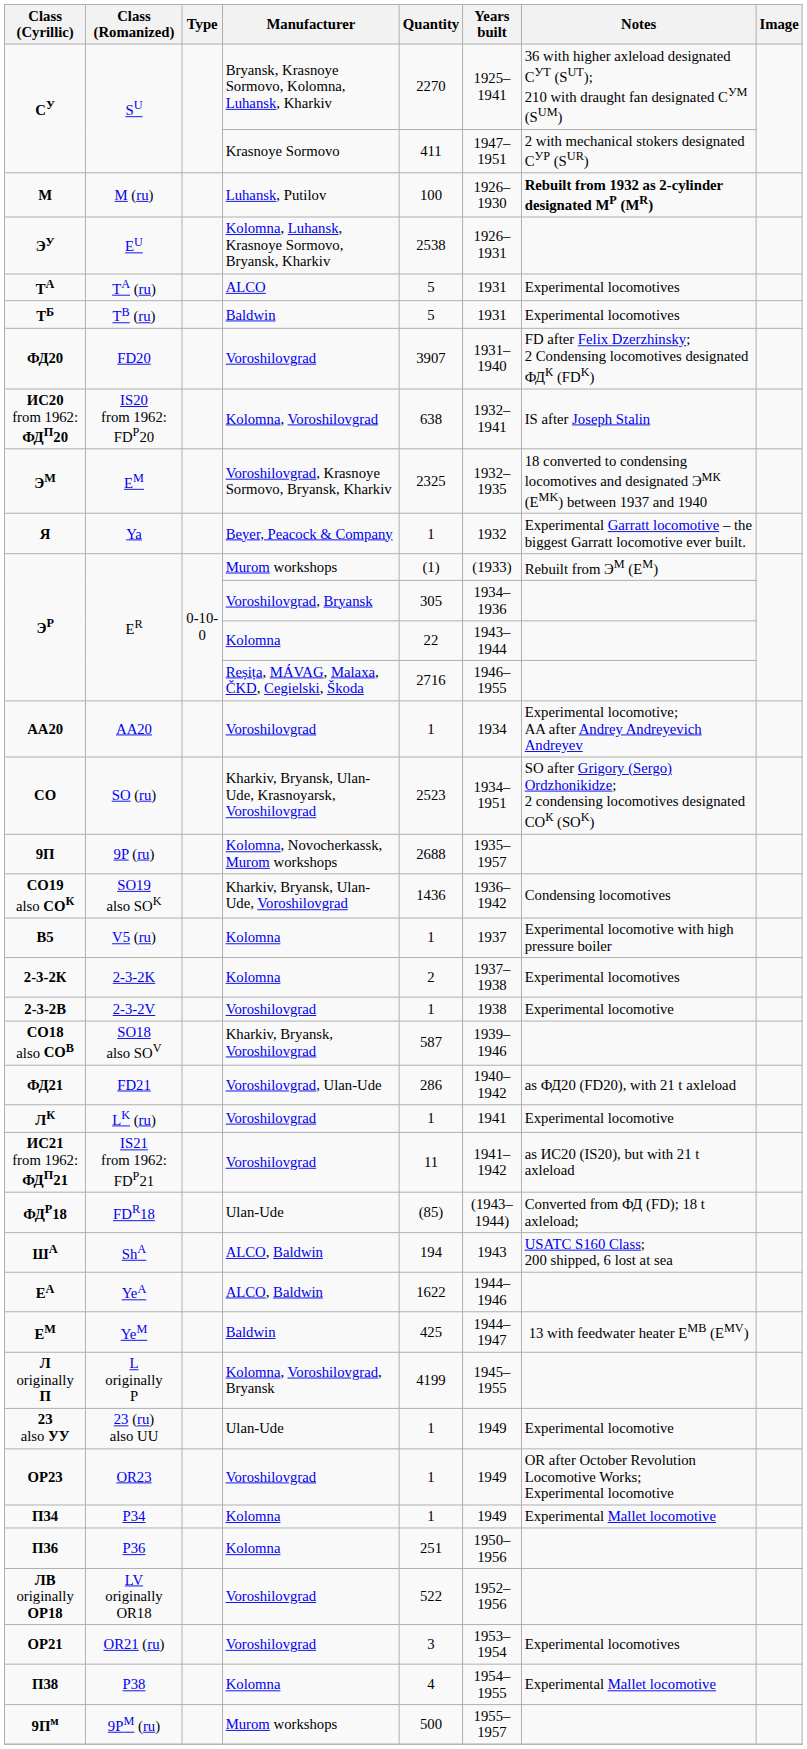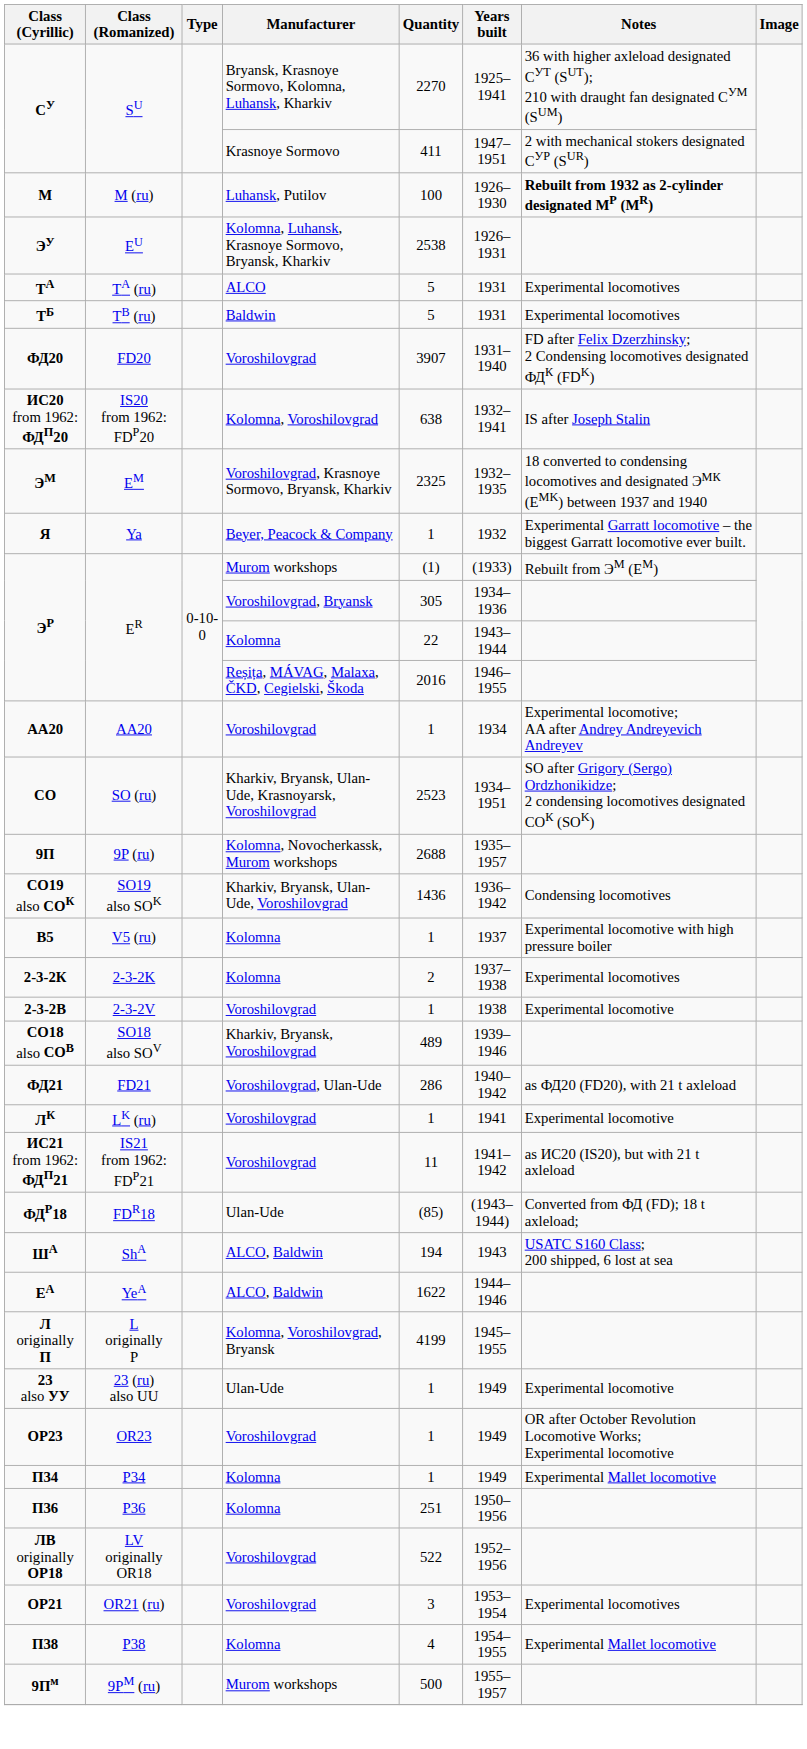(431, 680) 2716 -> (431, 680) 2016
(431, 1042) 587 -> (431, 1042) 489
- row: (45, 1332)
